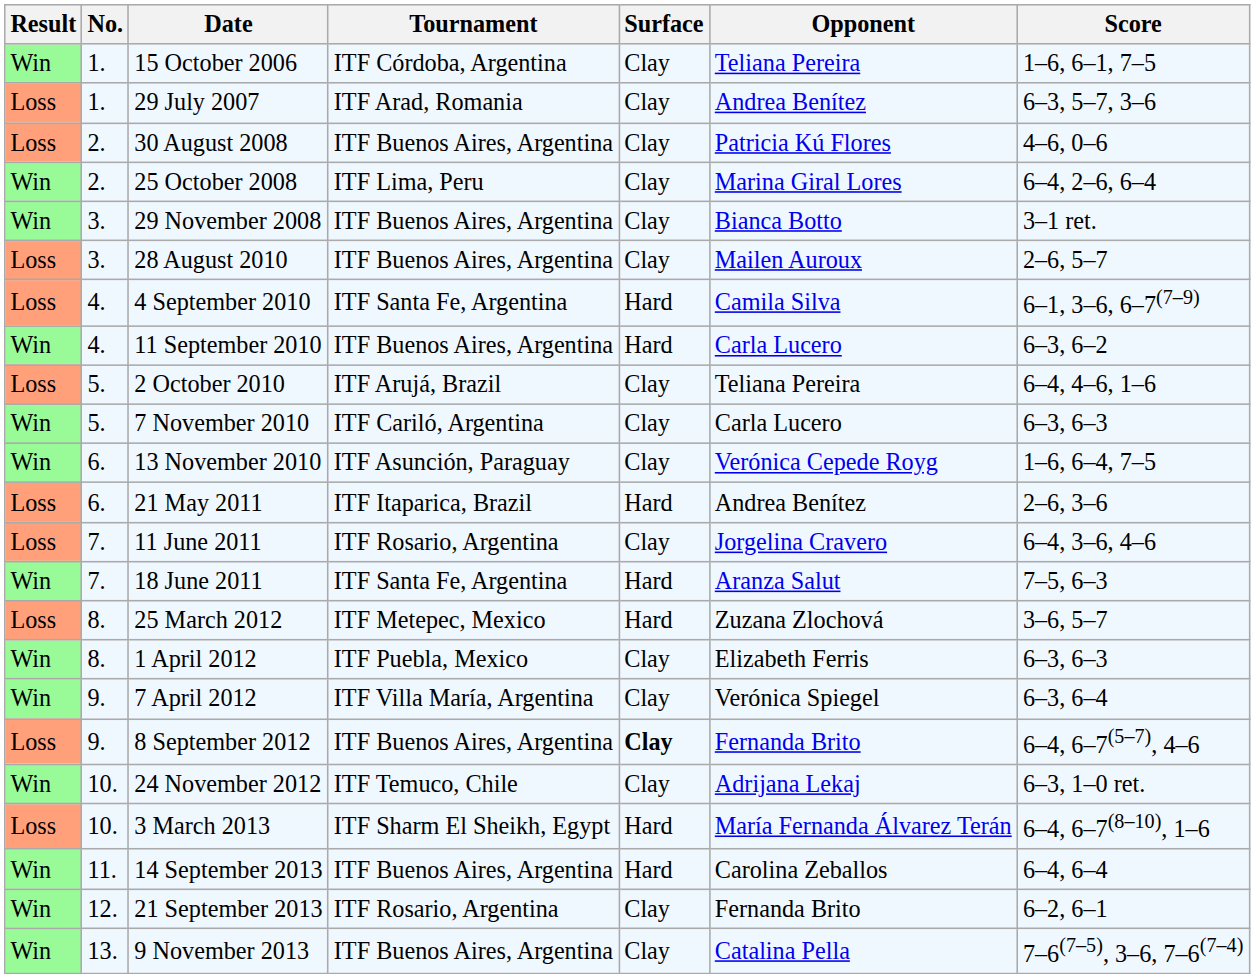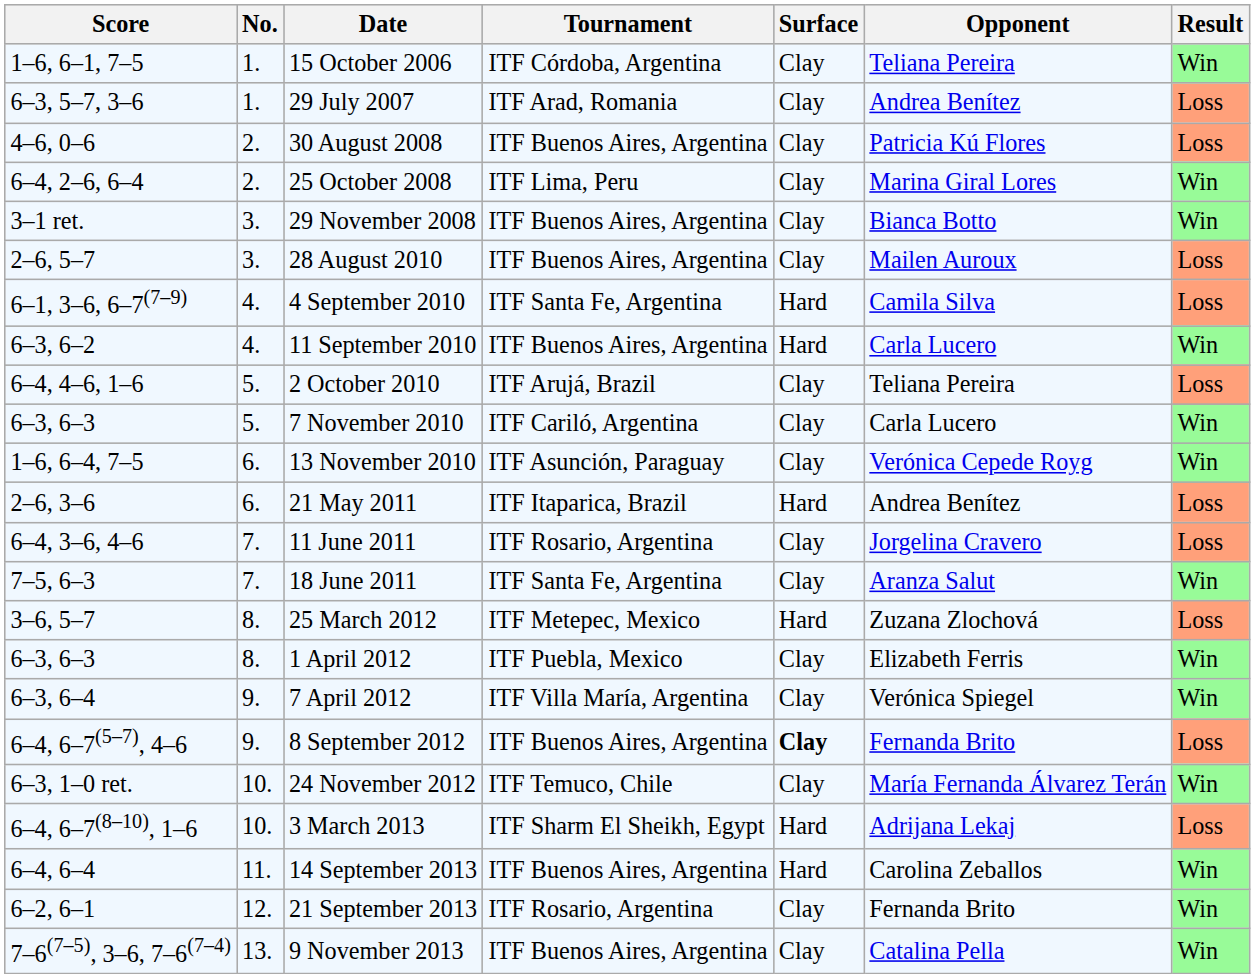columns swapped: (43, 23) <-> (1133, 23)
(648, 580) Hard -> (802, 580) Clay
(788, 783) Adrijana Lekaj -> (1018, 783) María Fernanda Álvarez Terán
(863, 825) María Fernanda Álvarez Terán -> (942, 825) Adrijana Lekaj
